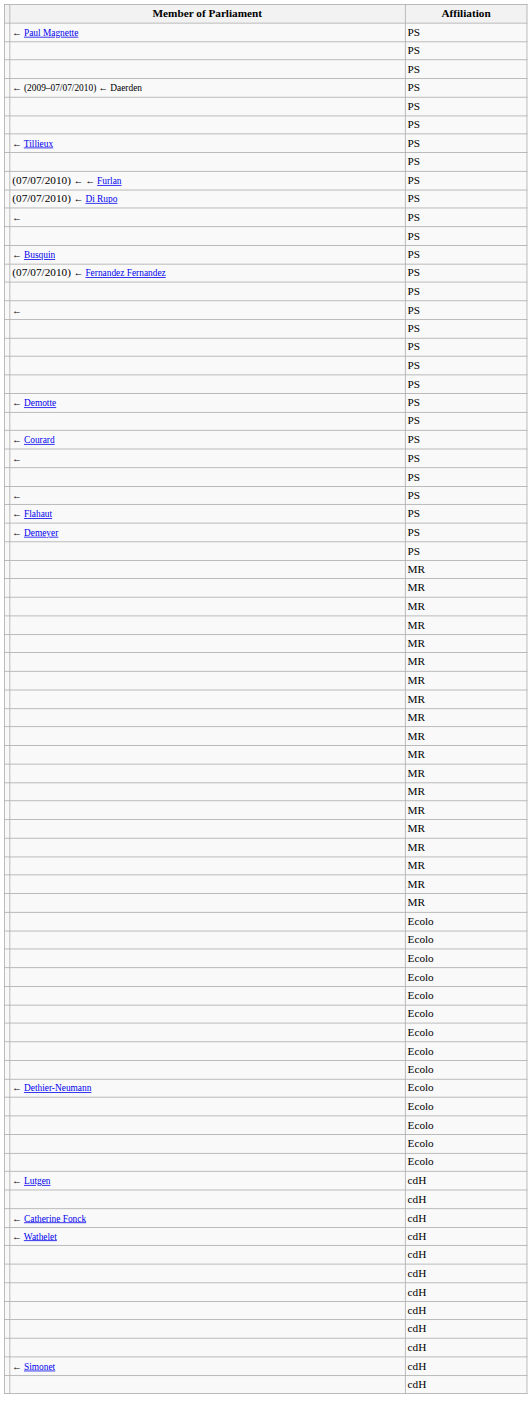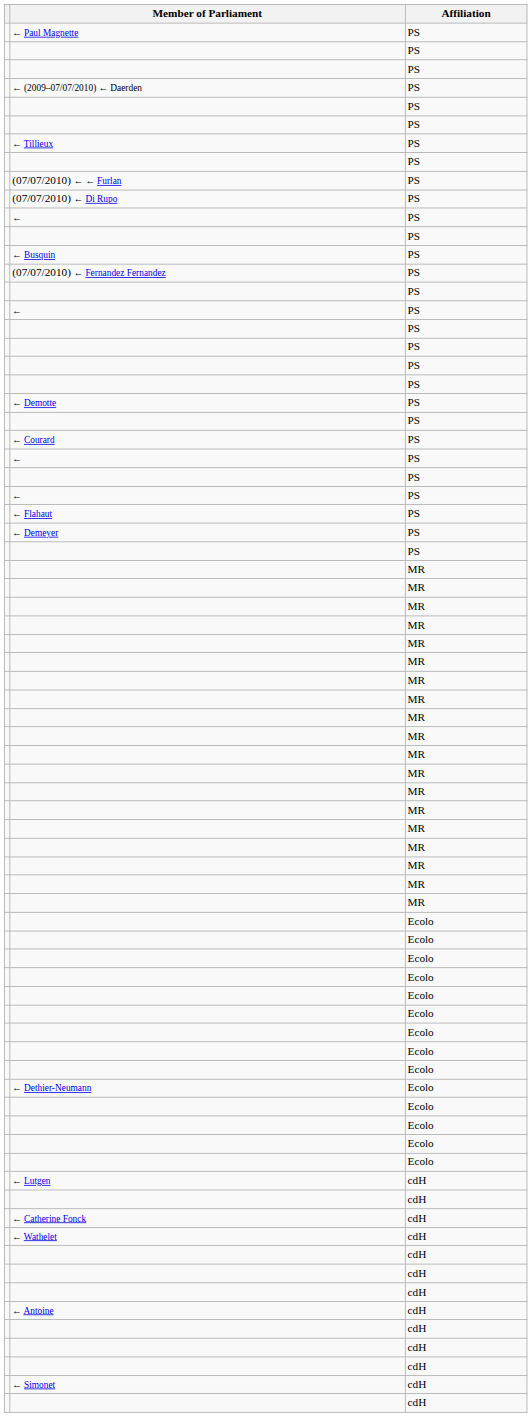+ row: (33, 1311)
